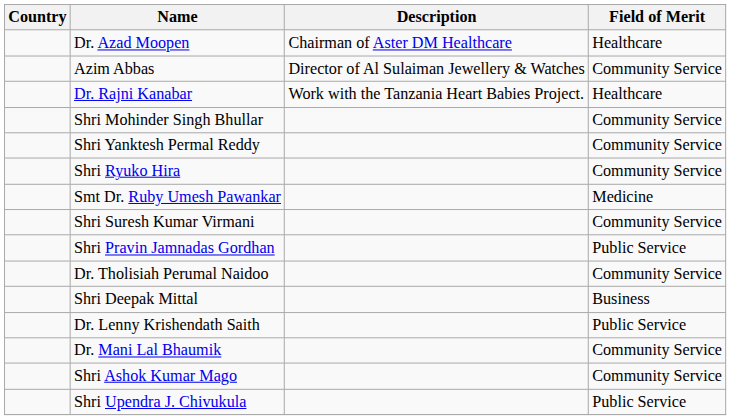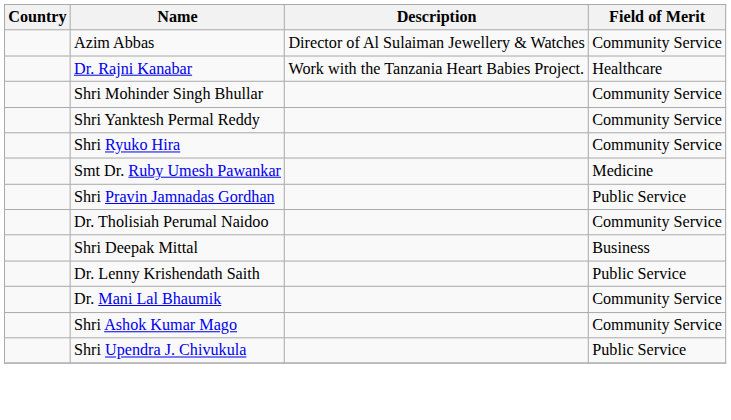- row: (132, 42)
- row: (164, 222)
